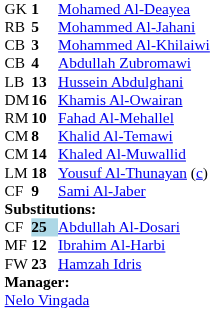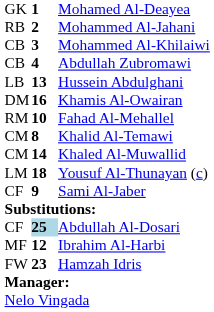(35, 27) 5 -> (35, 27) 2
